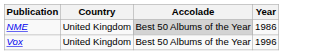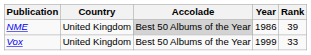+ column: (293, 12)
(266, 42) 1996 -> (266, 42) 1999
